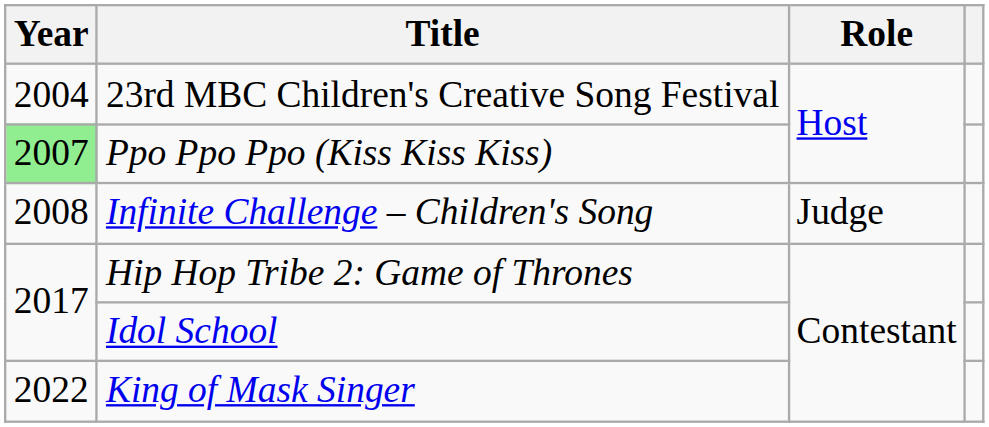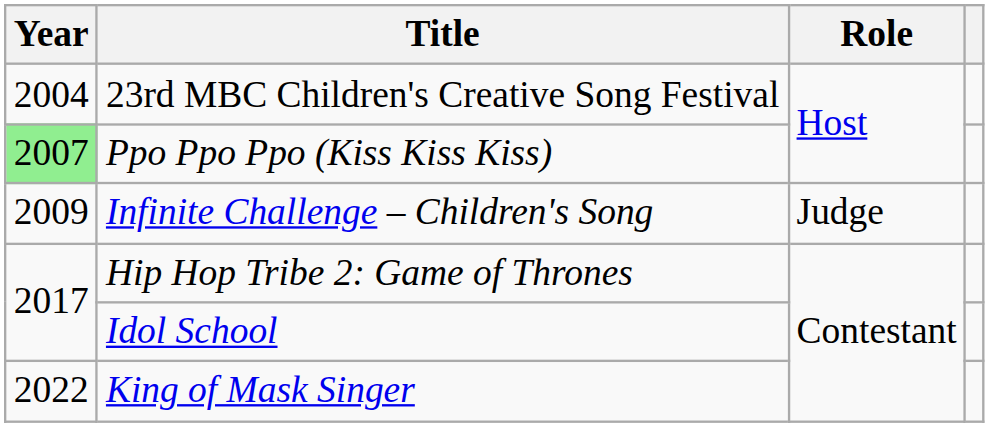(51, 212) 2008 -> (51, 212) 2009
